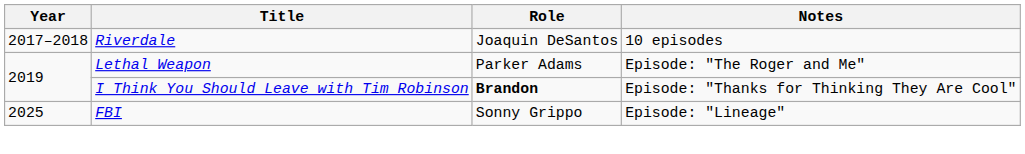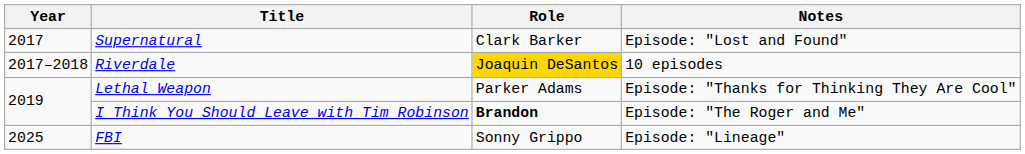+ row: (149, 41)
(547, 41) no background -> (547, 65) gold background
(745, 65) Episode: "The Roger and Me" -> (821, 89) Episode: "Thanks for Thinking They Are Cool"
(821, 89) Episode: "Thanks for Thinking They Are Cool" -> (745, 113) Episode: "The Roger and Me"
